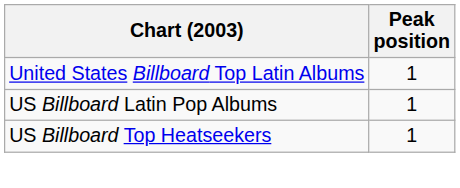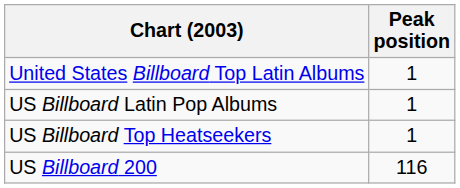+ row: (83, 167)
